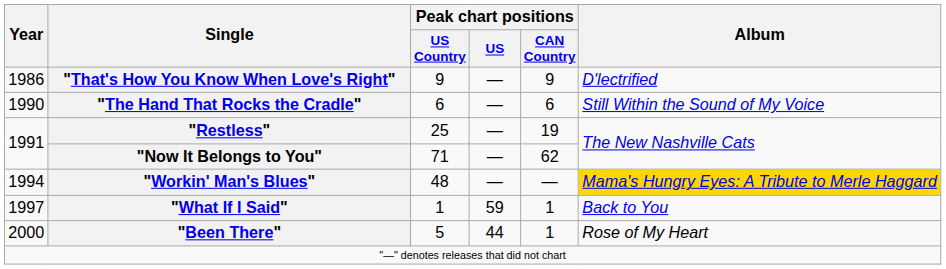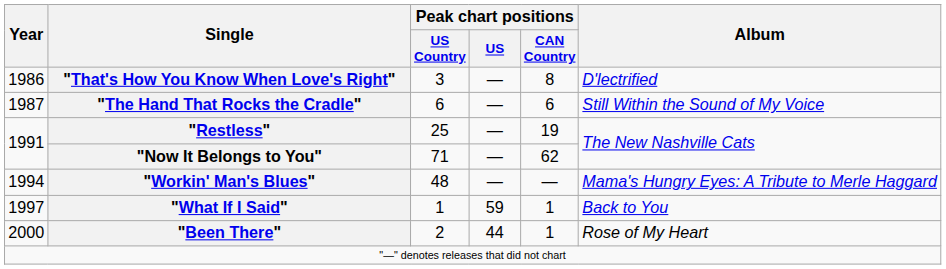(440, 79) 9 -> (440, 79) 3
(550, 79) 9 -> (550, 79) 8
(26, 105) 1990 -> (26, 105) 1987
(760, 182) gold background -> (760, 182) no background
(440, 233) 5 -> (440, 233) 2
